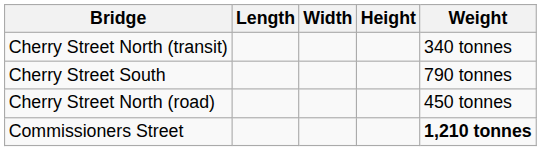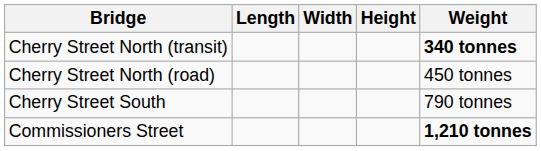(468, 46) normal -> (470, 46) bold
rows swapped: (112, 103) <-> (87, 74)
